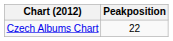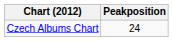(135, 28) 22 -> (135, 28) 24
